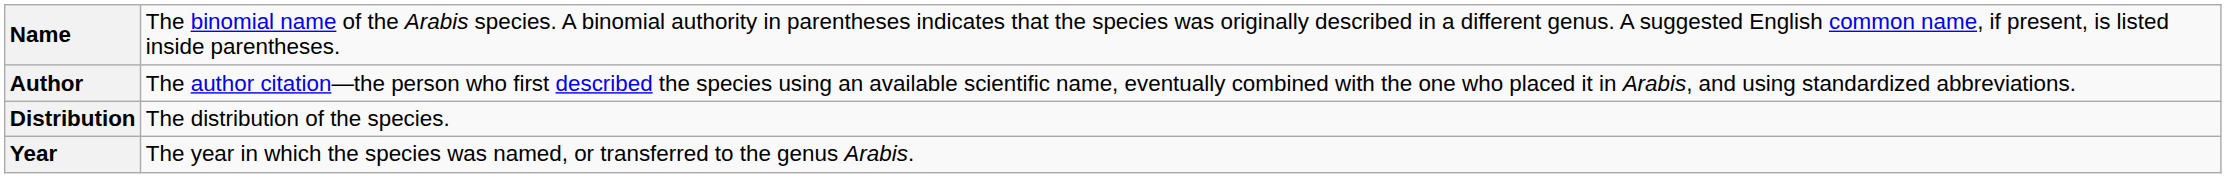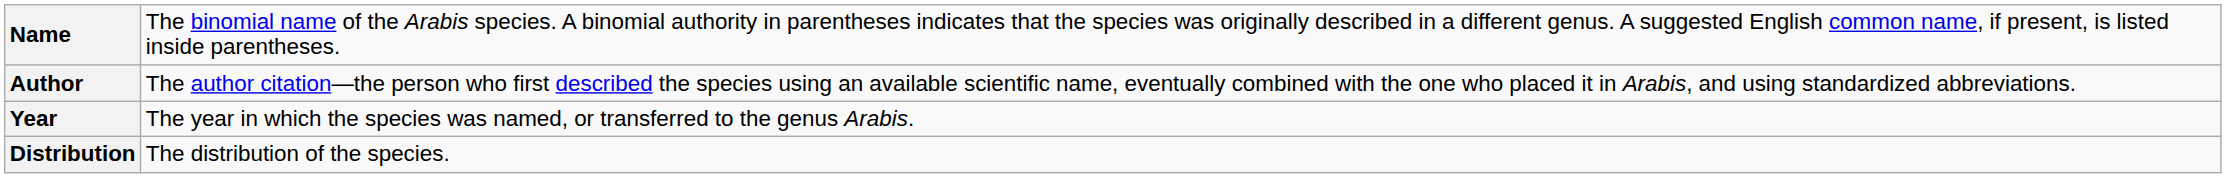rows swapped: (34, 154) <-> (73, 118)
